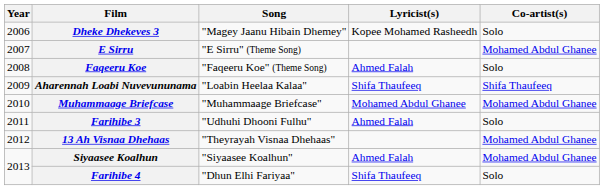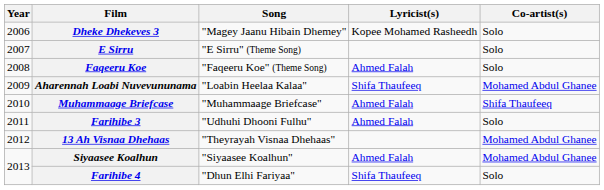(540, 49) Mohamed Abdul Ghanee -> (493, 49) Solo
(517, 85) Shifa Thaufeeq -> (540, 85) Mohamed Abdul Ghanee
(409, 103) Mohamed Abdul Ghanee -> (382, 103) Ahmed Falah
(540, 103) Mohamed Abdul Ghanee -> (517, 103) Shifa Thaufeeq
